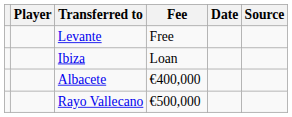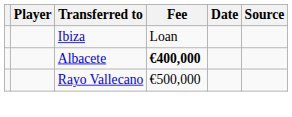- row: (80, 36)
(175, 79) normal -> (175, 58) bold
